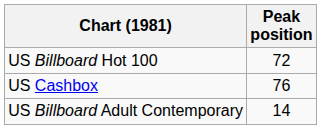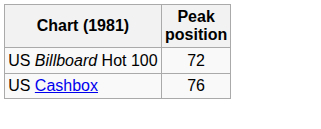- row: (126, 111)
